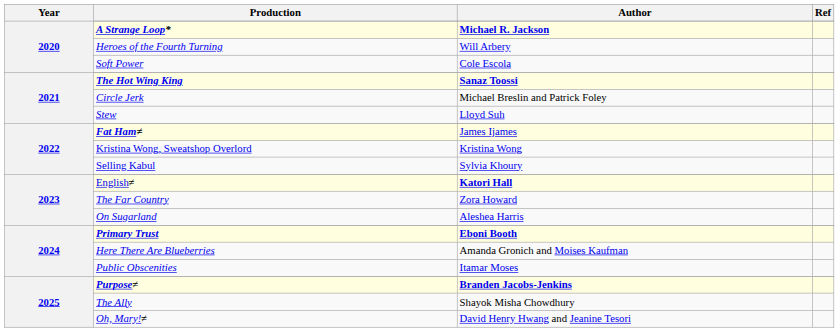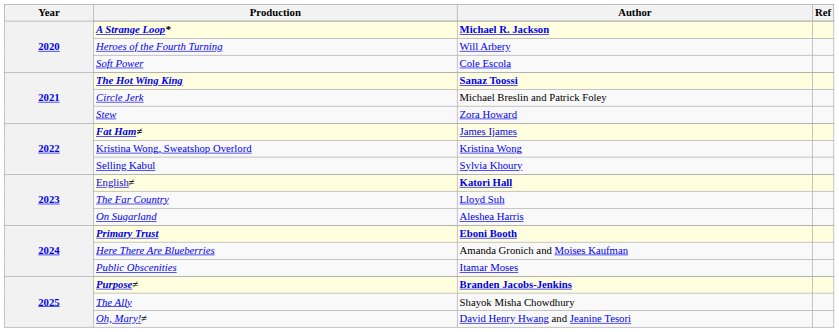(482, 115) Lloyd Suh -> (488, 115) Zora Howard
(488, 200) Zora Howard -> (482, 200) Lloyd Suh
